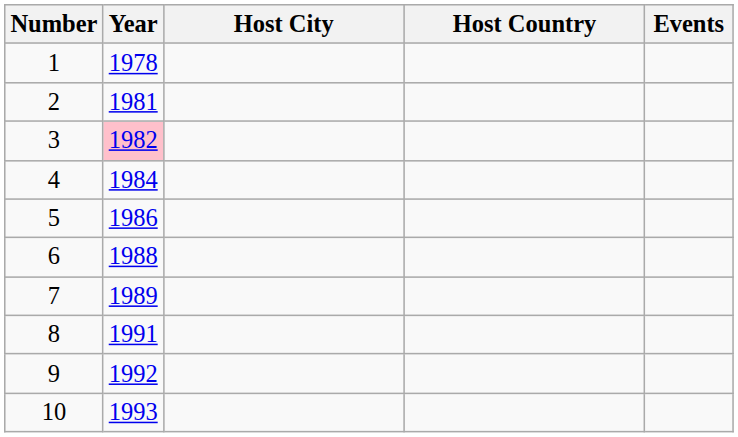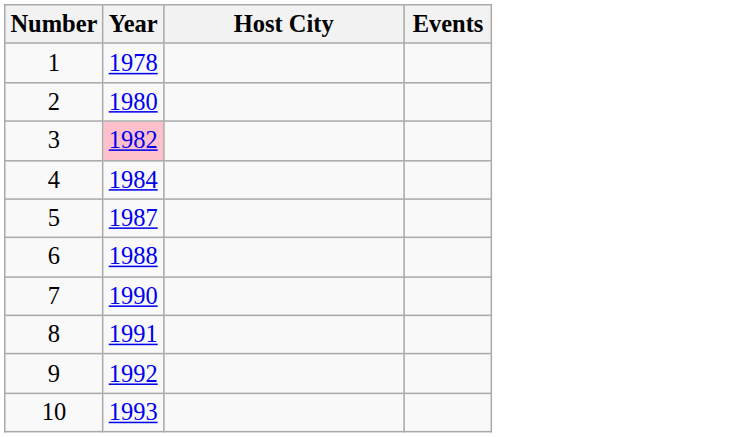- column: (525, 23)
(133, 101) 1981 -> (133, 101) 1980
(133, 218) 1986 -> (133, 218) 1987
(133, 295) 1989 -> (133, 295) 1990
